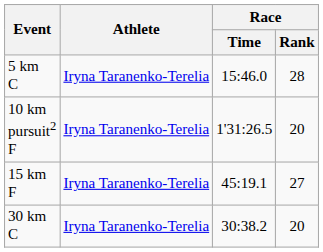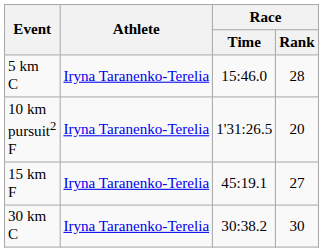(297, 226) 20 -> (297, 226) 30
